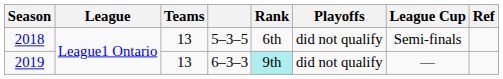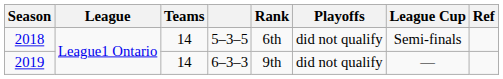(184, 39) 13 -> (184, 39) 14
(184, 62) 13 -> (184, 62) 14
(272, 62) paleturquoise background -> (272, 62) no background
